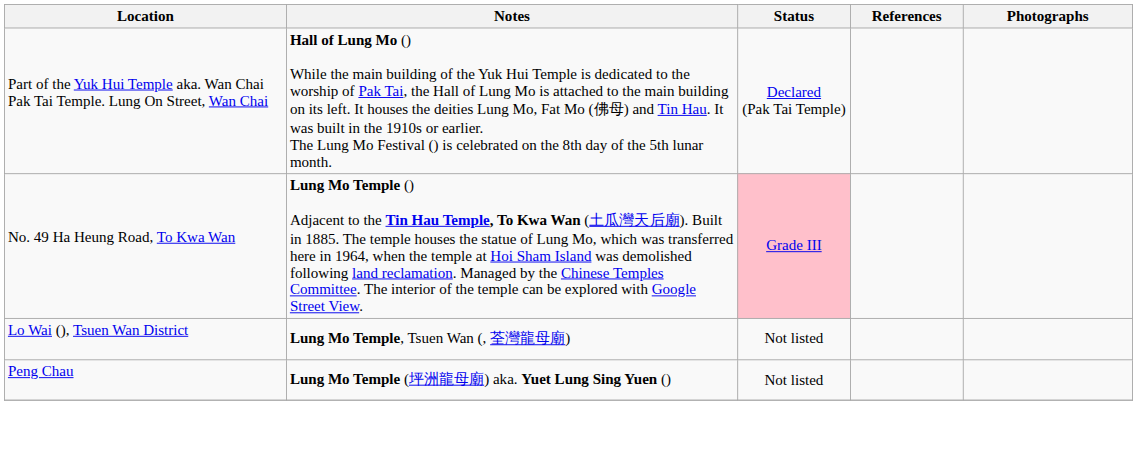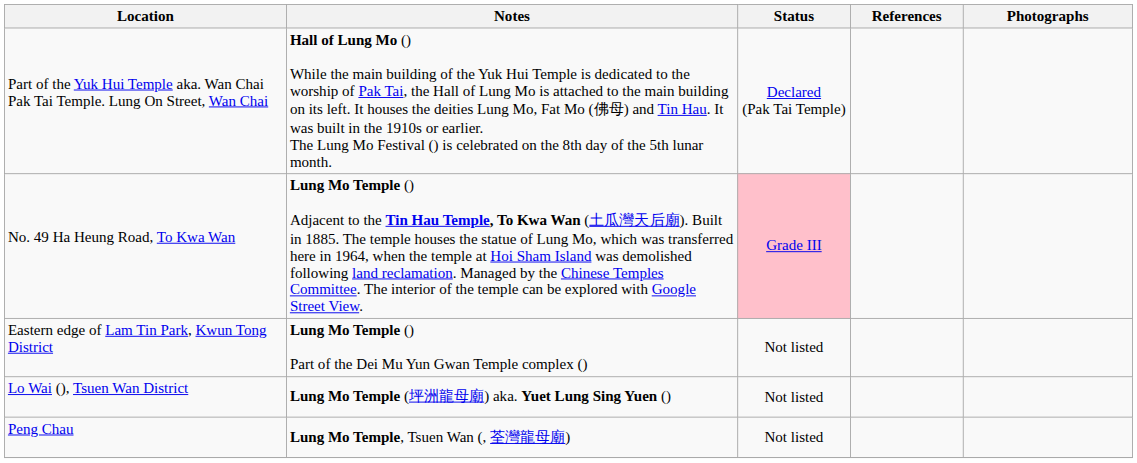+ row: (137, 338)
(430, 338) Lung Mo Temple, Tsuen Wan (, 荃灣龍母廟) -> (480, 396) Lung Mo Temple (坪洲龍母廟) aka. Yuet Lung Sing Yuen ()
(480, 379) Lung Mo Temple (坪洲龍母廟) aka. Yuet Lung Sing Yuen () -> (430, 436) Lung Mo Temple, Tsuen Wan (, 荃灣龍母廟)
